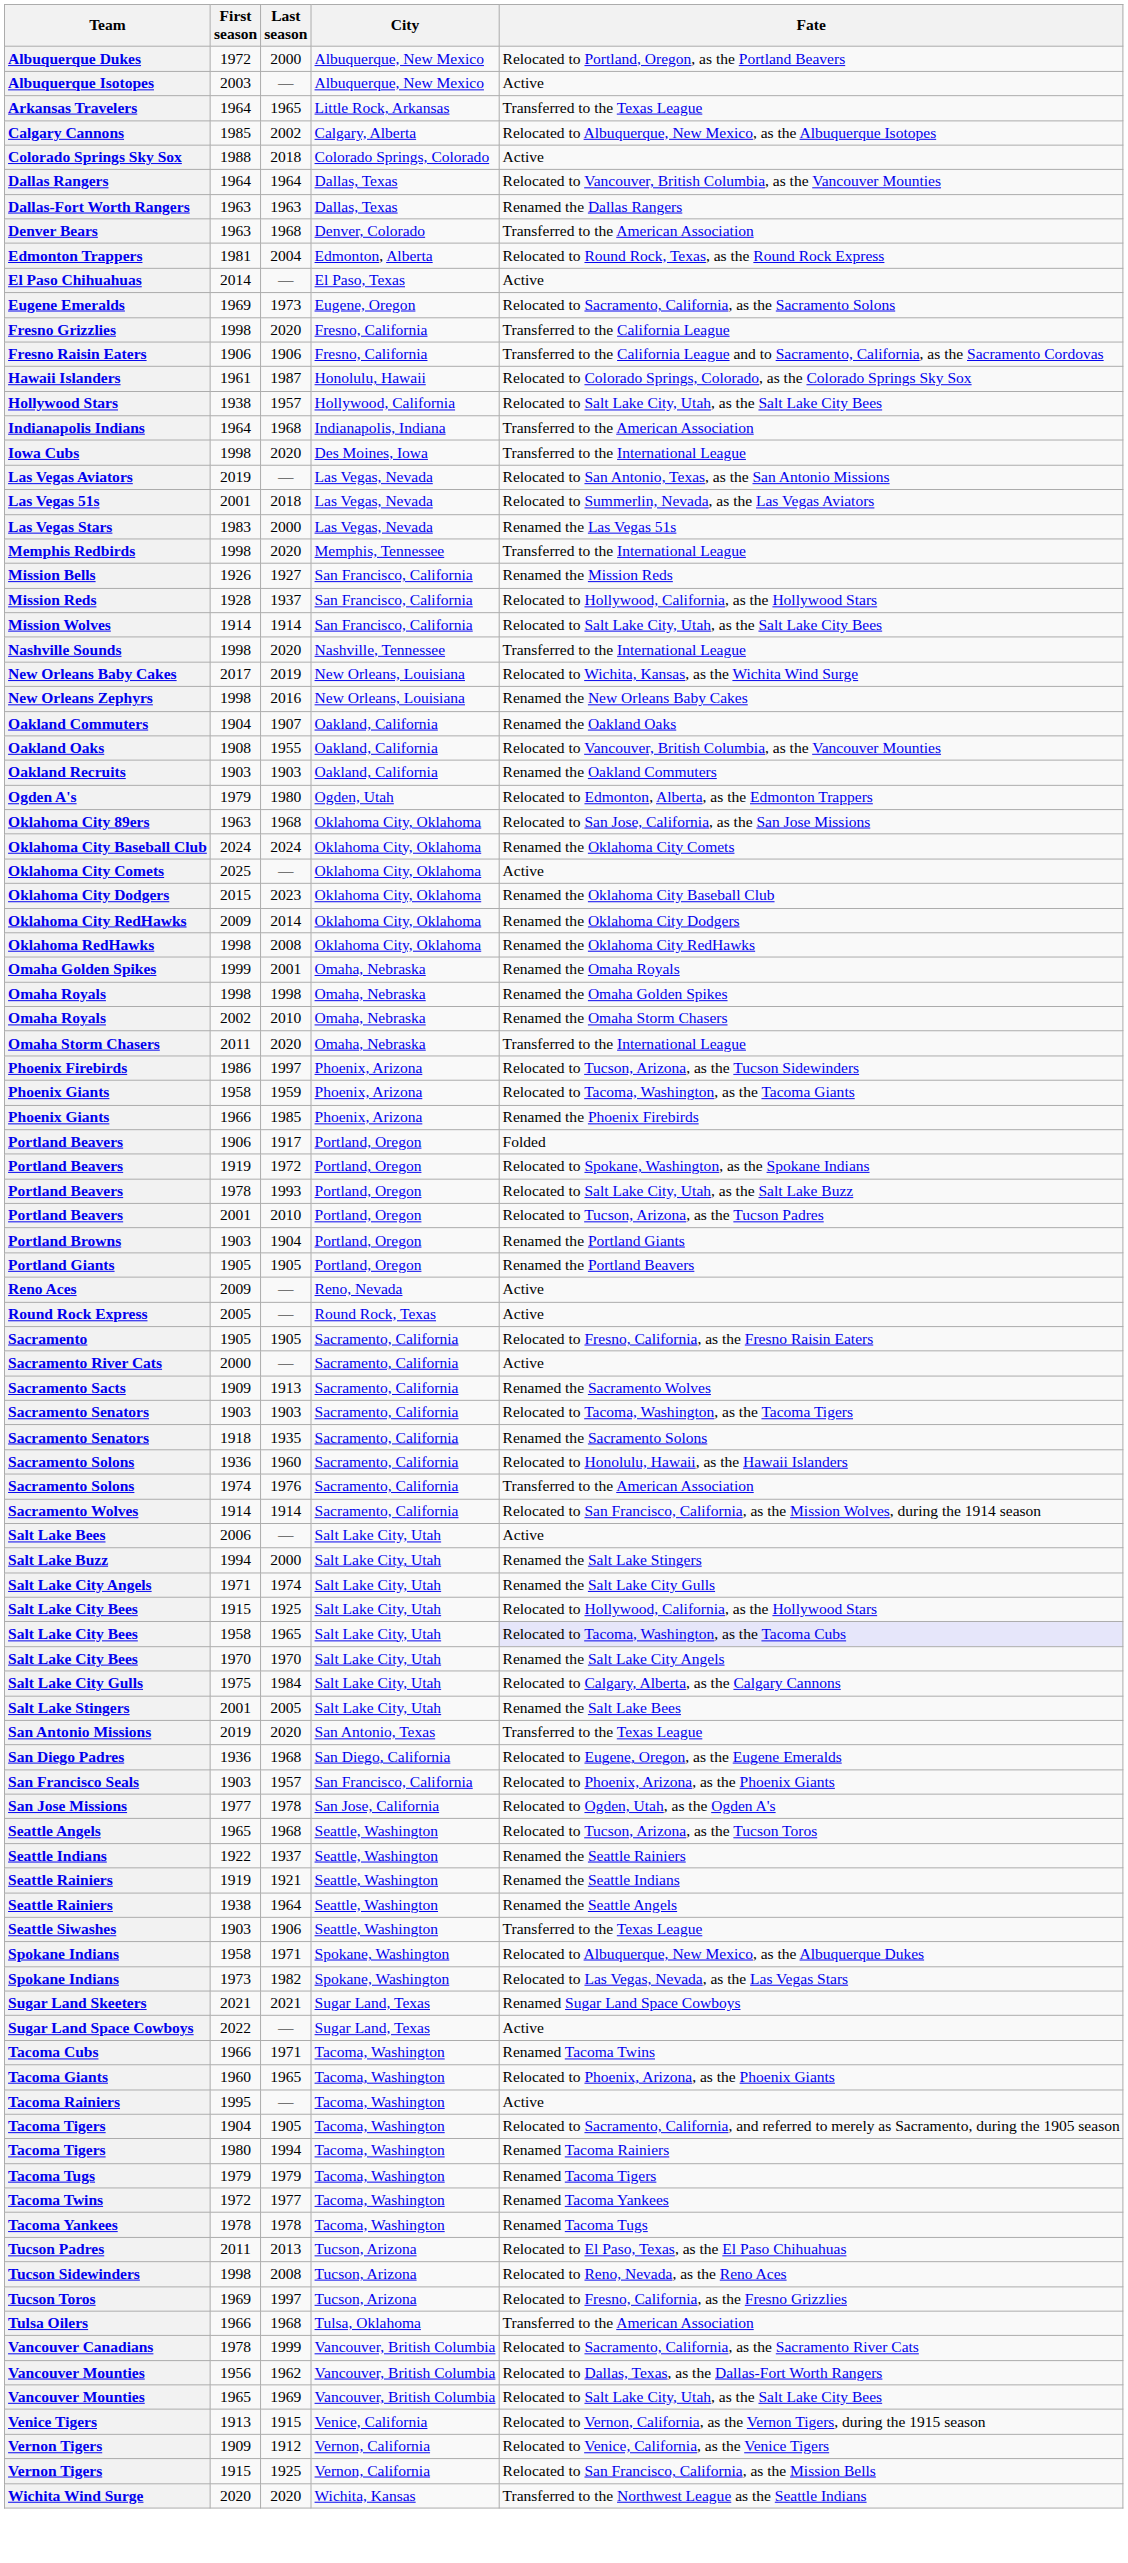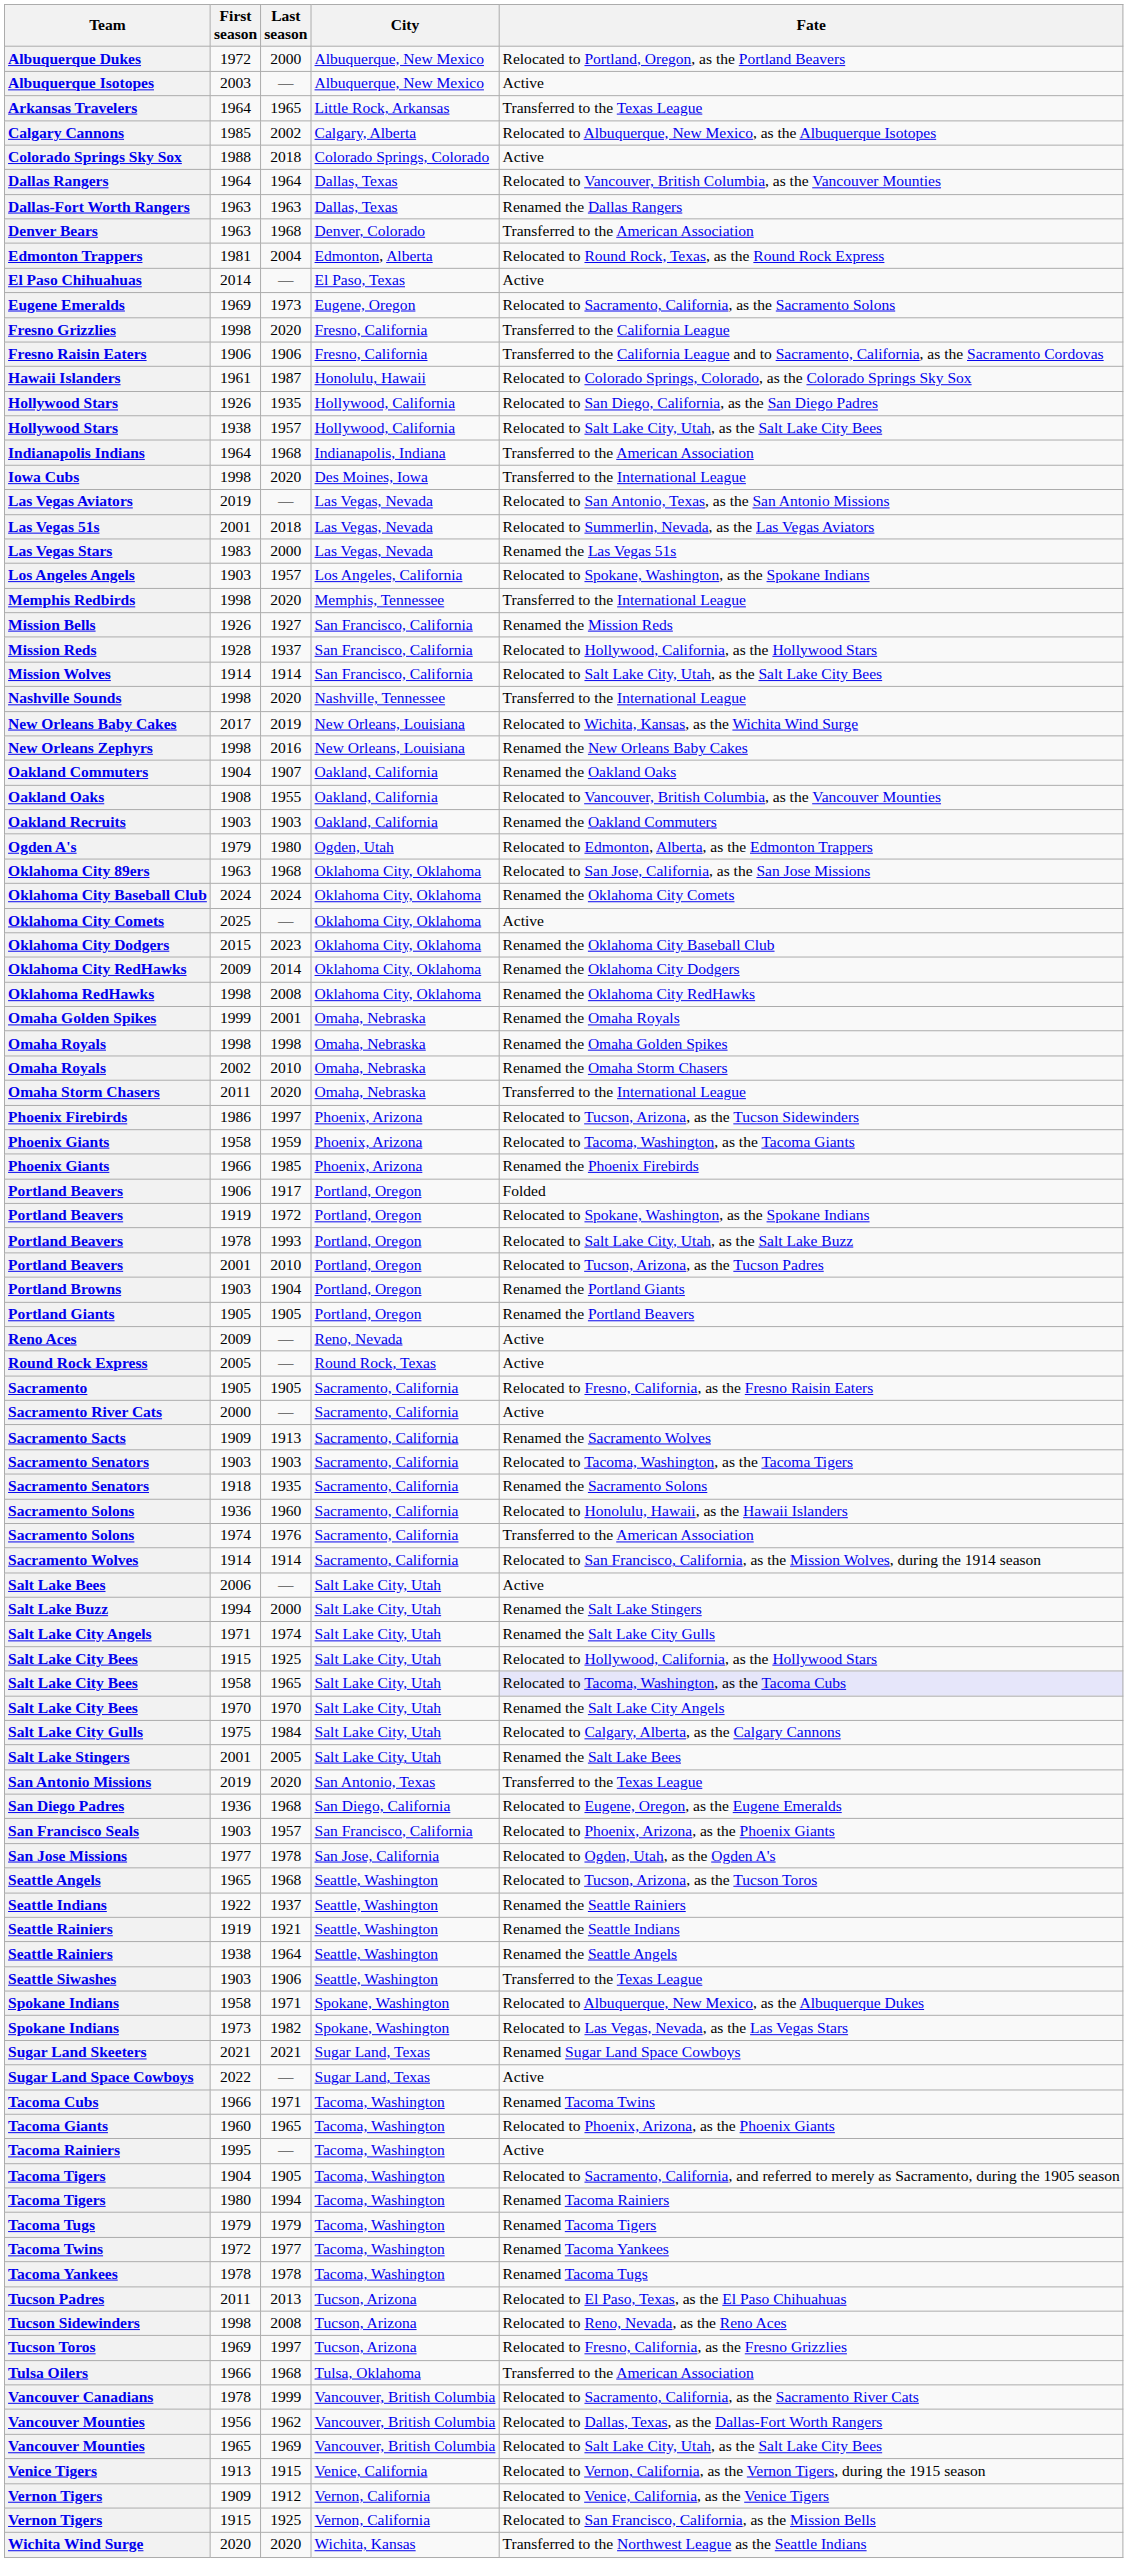+ row: (63, 403)
+ row: (71, 575)
